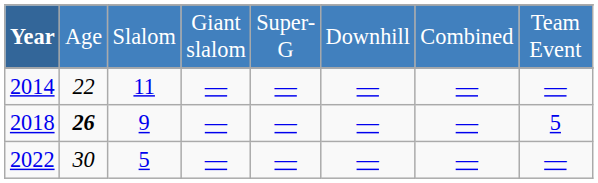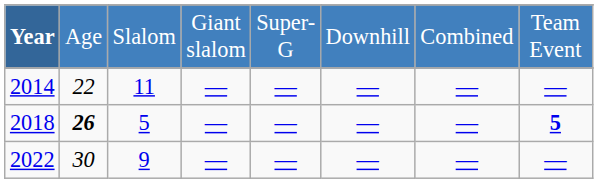(144, 123) 9 -> (144, 123) 5
(555, 123) normal -> (555, 123) bold
(144, 160) 5 -> (144, 160) 9
